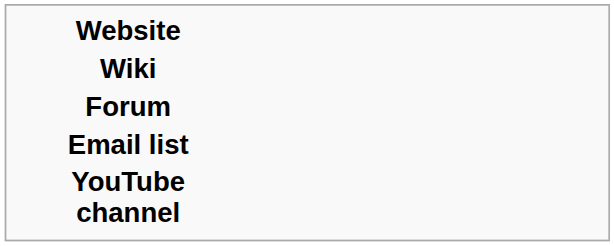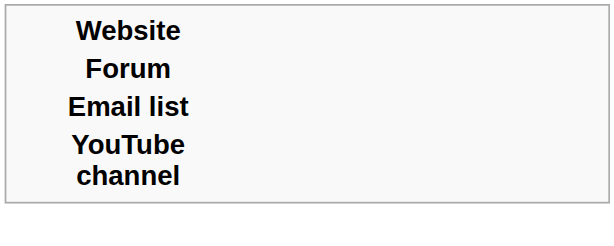- row: (128, 69)
